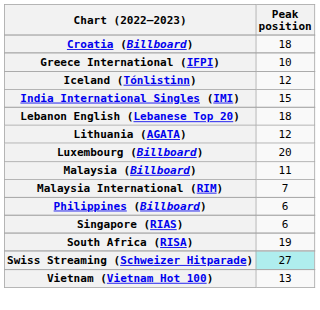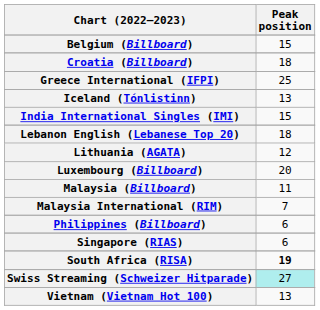+ row: (130, 44)
(285, 62) 10 -> (285, 80) 25
(285, 80) 12 -> (285, 98) 13
(285, 242) normal -> (285, 260) bold
